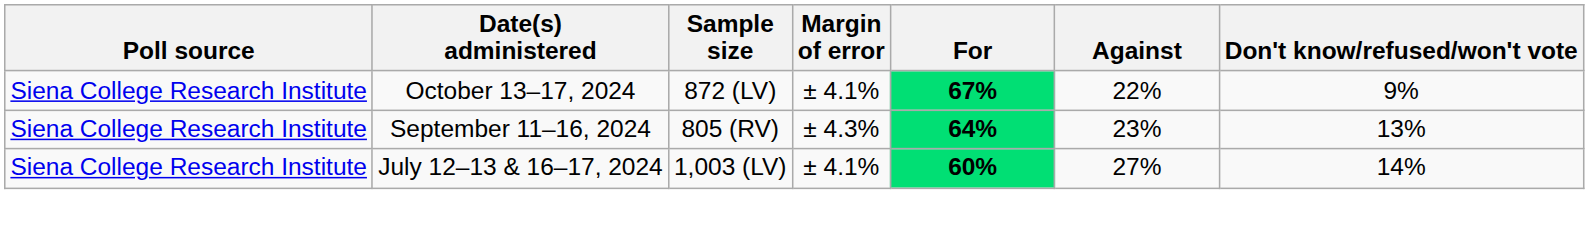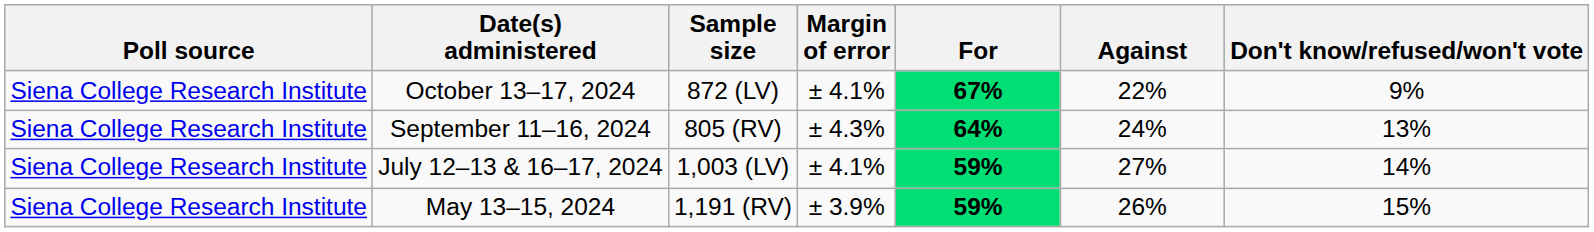(1137, 129) 23% -> (1142, 129) 24%
(973, 167) 60% -> (978, 167) 59%
+ row: (520, 206)
